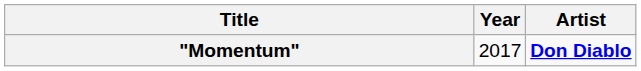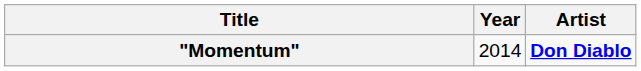(500, 50) 2017 -> (500, 50) 2014
